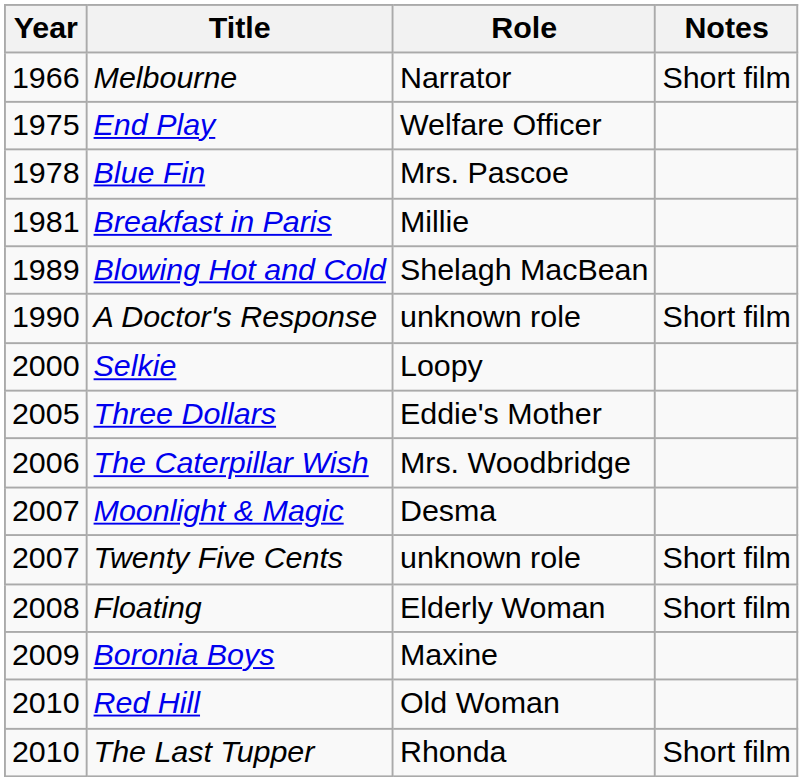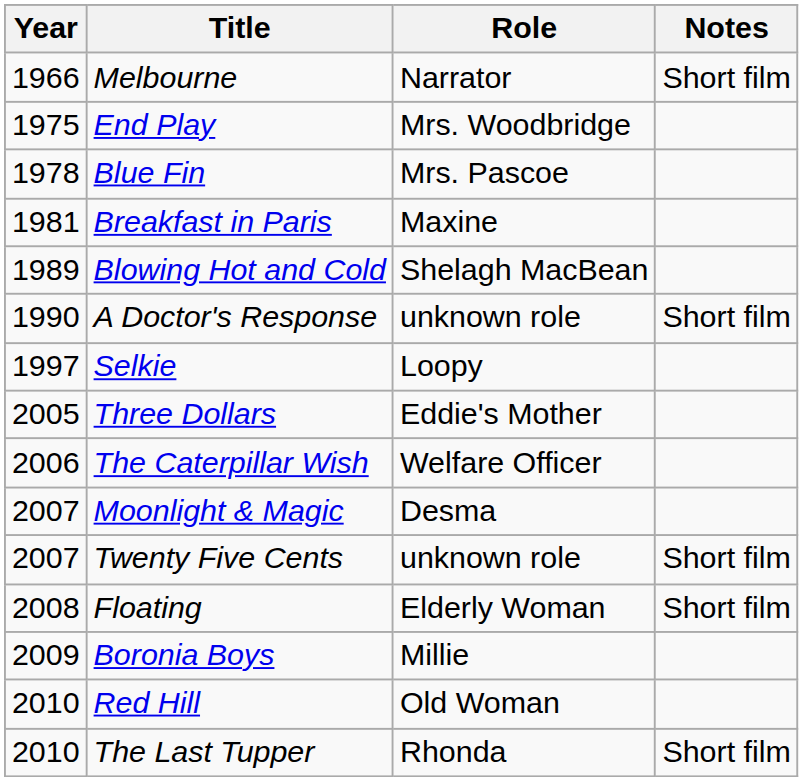(501, 125) Welfare Officer -> (515, 125) Mrs. Woodbridge
(435, 221) Millie -> (449, 221) Maxine
(46, 366) 2000 -> (46, 366) 1997
(515, 462) Mrs. Woodbridge -> (501, 462) Welfare Officer
(449, 655) Maxine -> (435, 655) Millie
